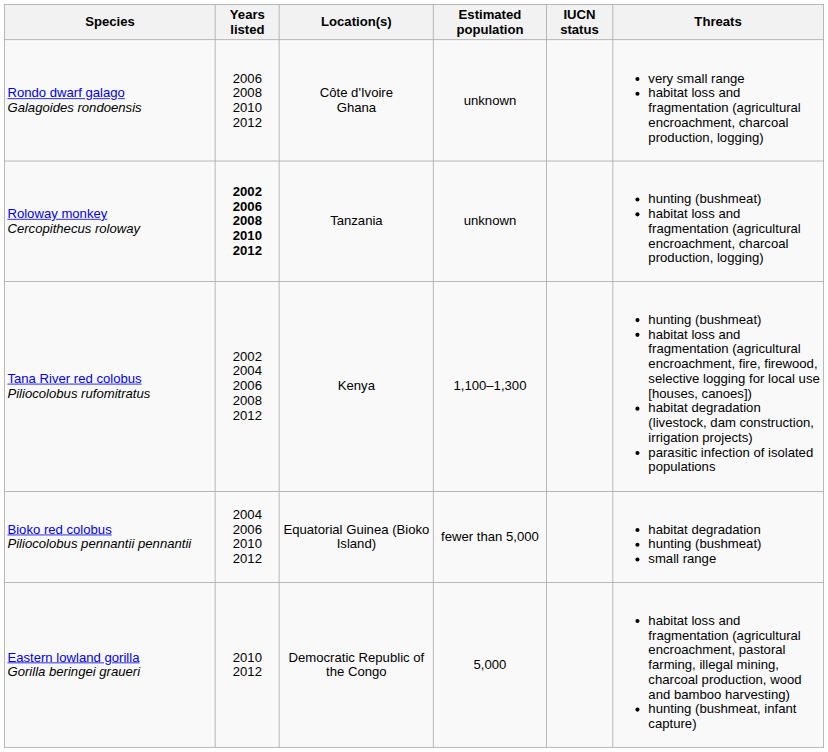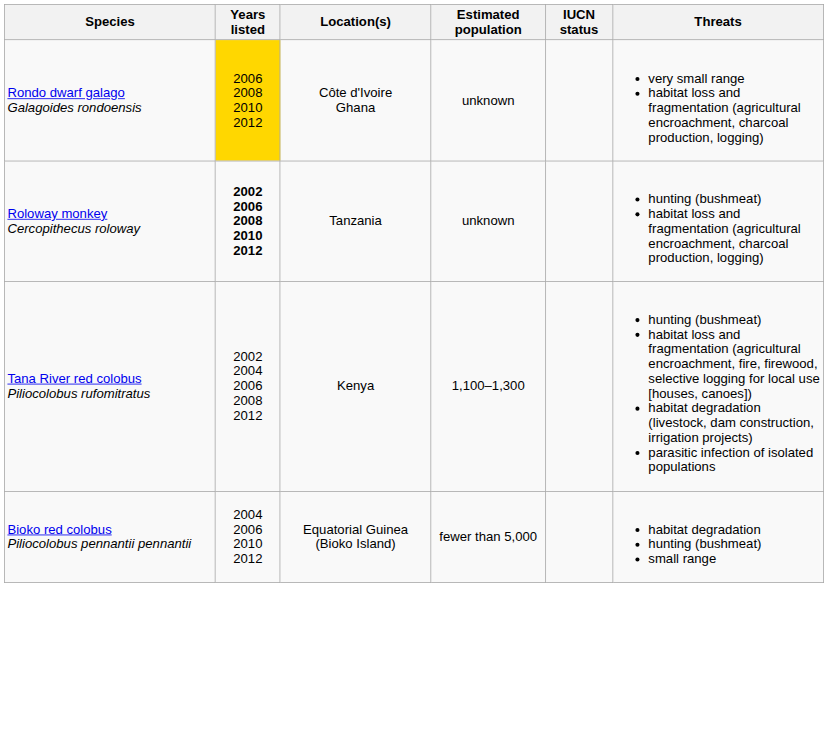(247, 100) no background -> (248, 100) gold background
- row: (74, 665)
